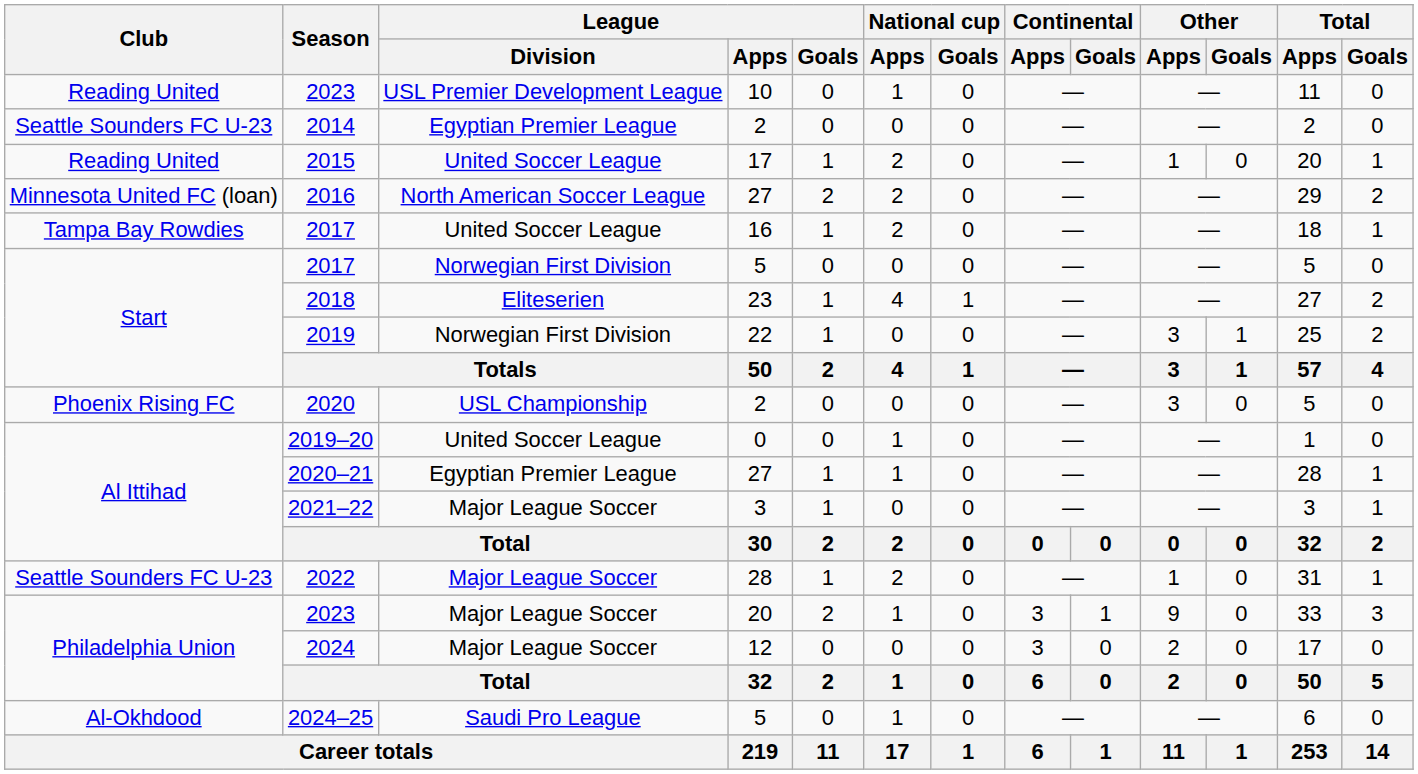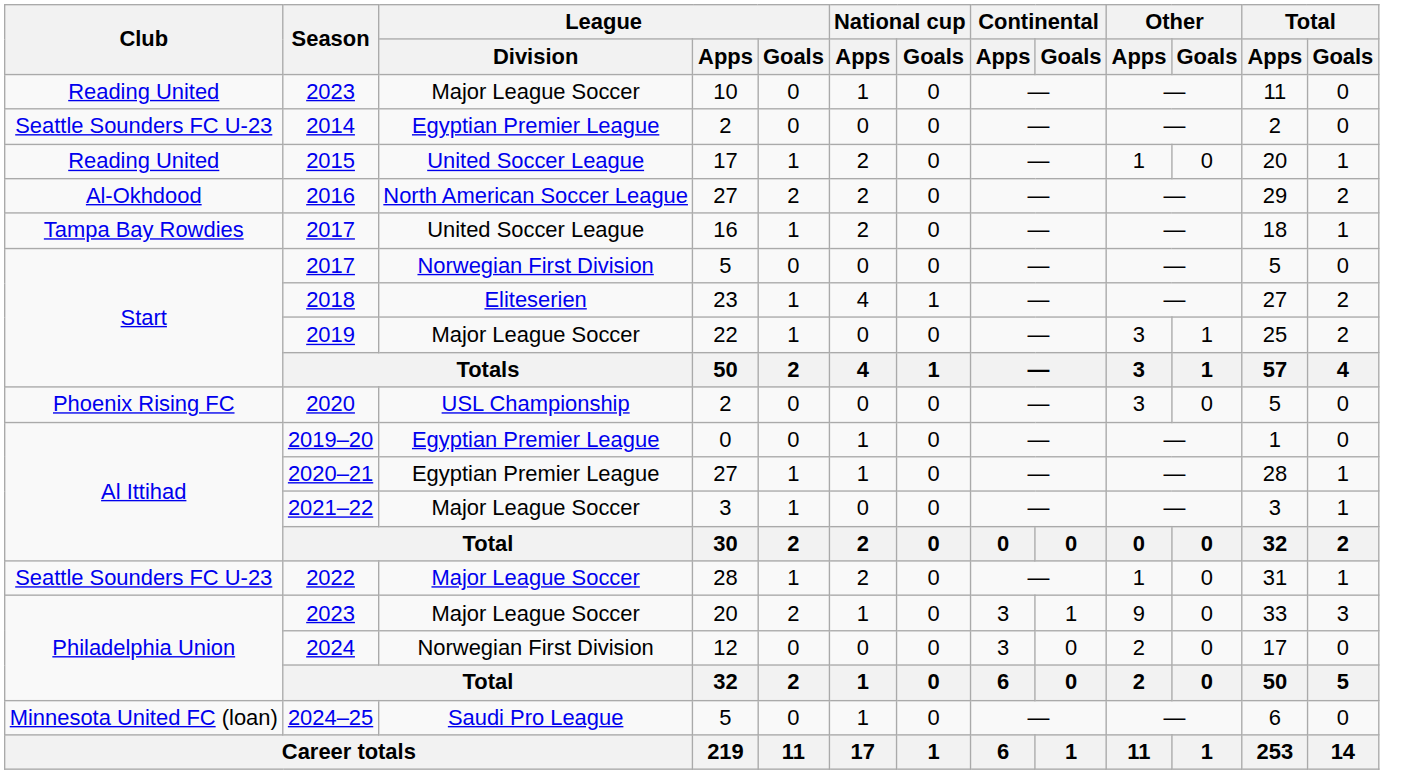(553, 91) USL Premier Development League -> (536, 91) Major League Soccer
(144, 195) Minnesota United FC (loan) -> (144, 195) Al-Okhdood
(553, 334) Norwegian First Division -> (536, 334) Major League Soccer
(553, 439) United Soccer League -> (536, 439) Egyptian Premier League
(553, 647) Major League Soccer -> (536, 647) Norwegian First Division
(144, 717) Al-Okhdood -> (144, 717) Minnesota United FC (loan)
